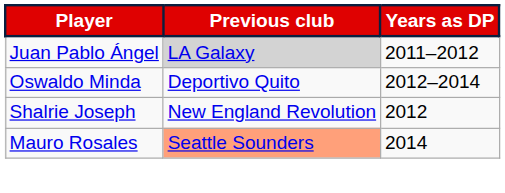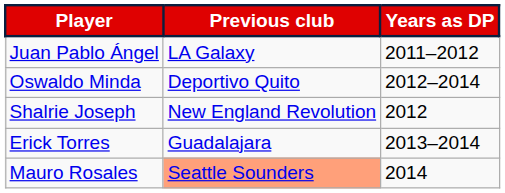(211, 52) lightgrey background -> (211, 52) no background
+ row: (60, 142)
